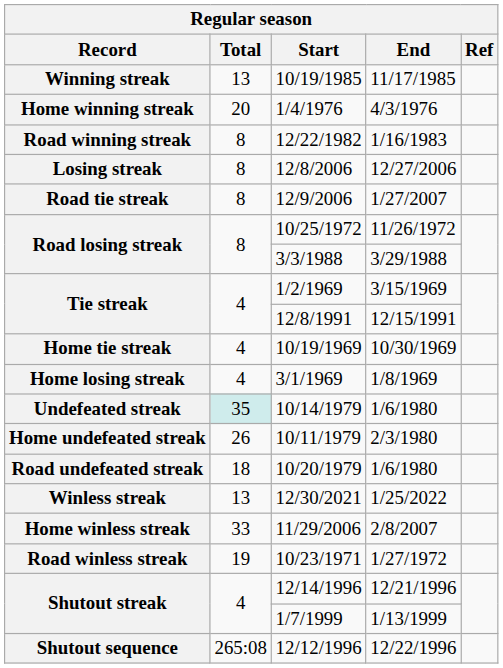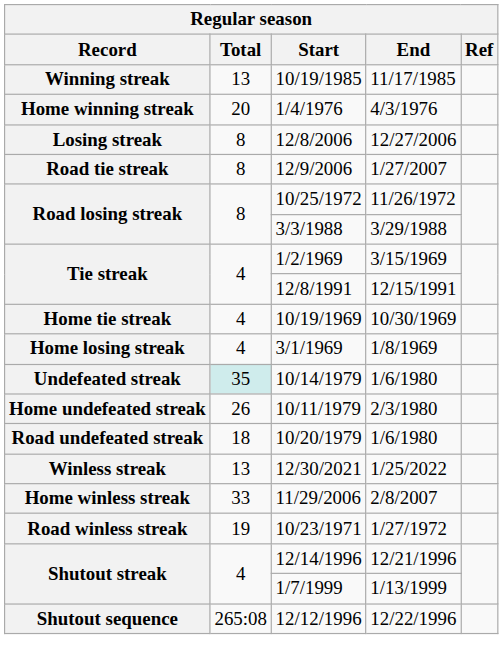- row: (319, 139)
